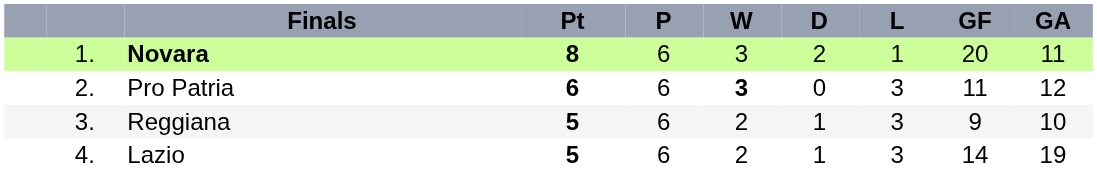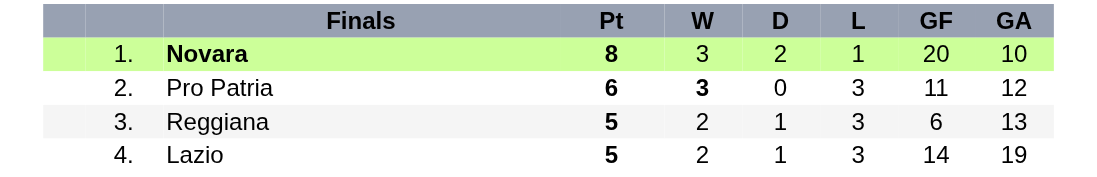- column: (664, 21)
(1053, 54) 11 -> (1014, 54) 10
(975, 122) 9 -> (936, 122) 6
(1053, 122) 10 -> (1014, 122) 13
